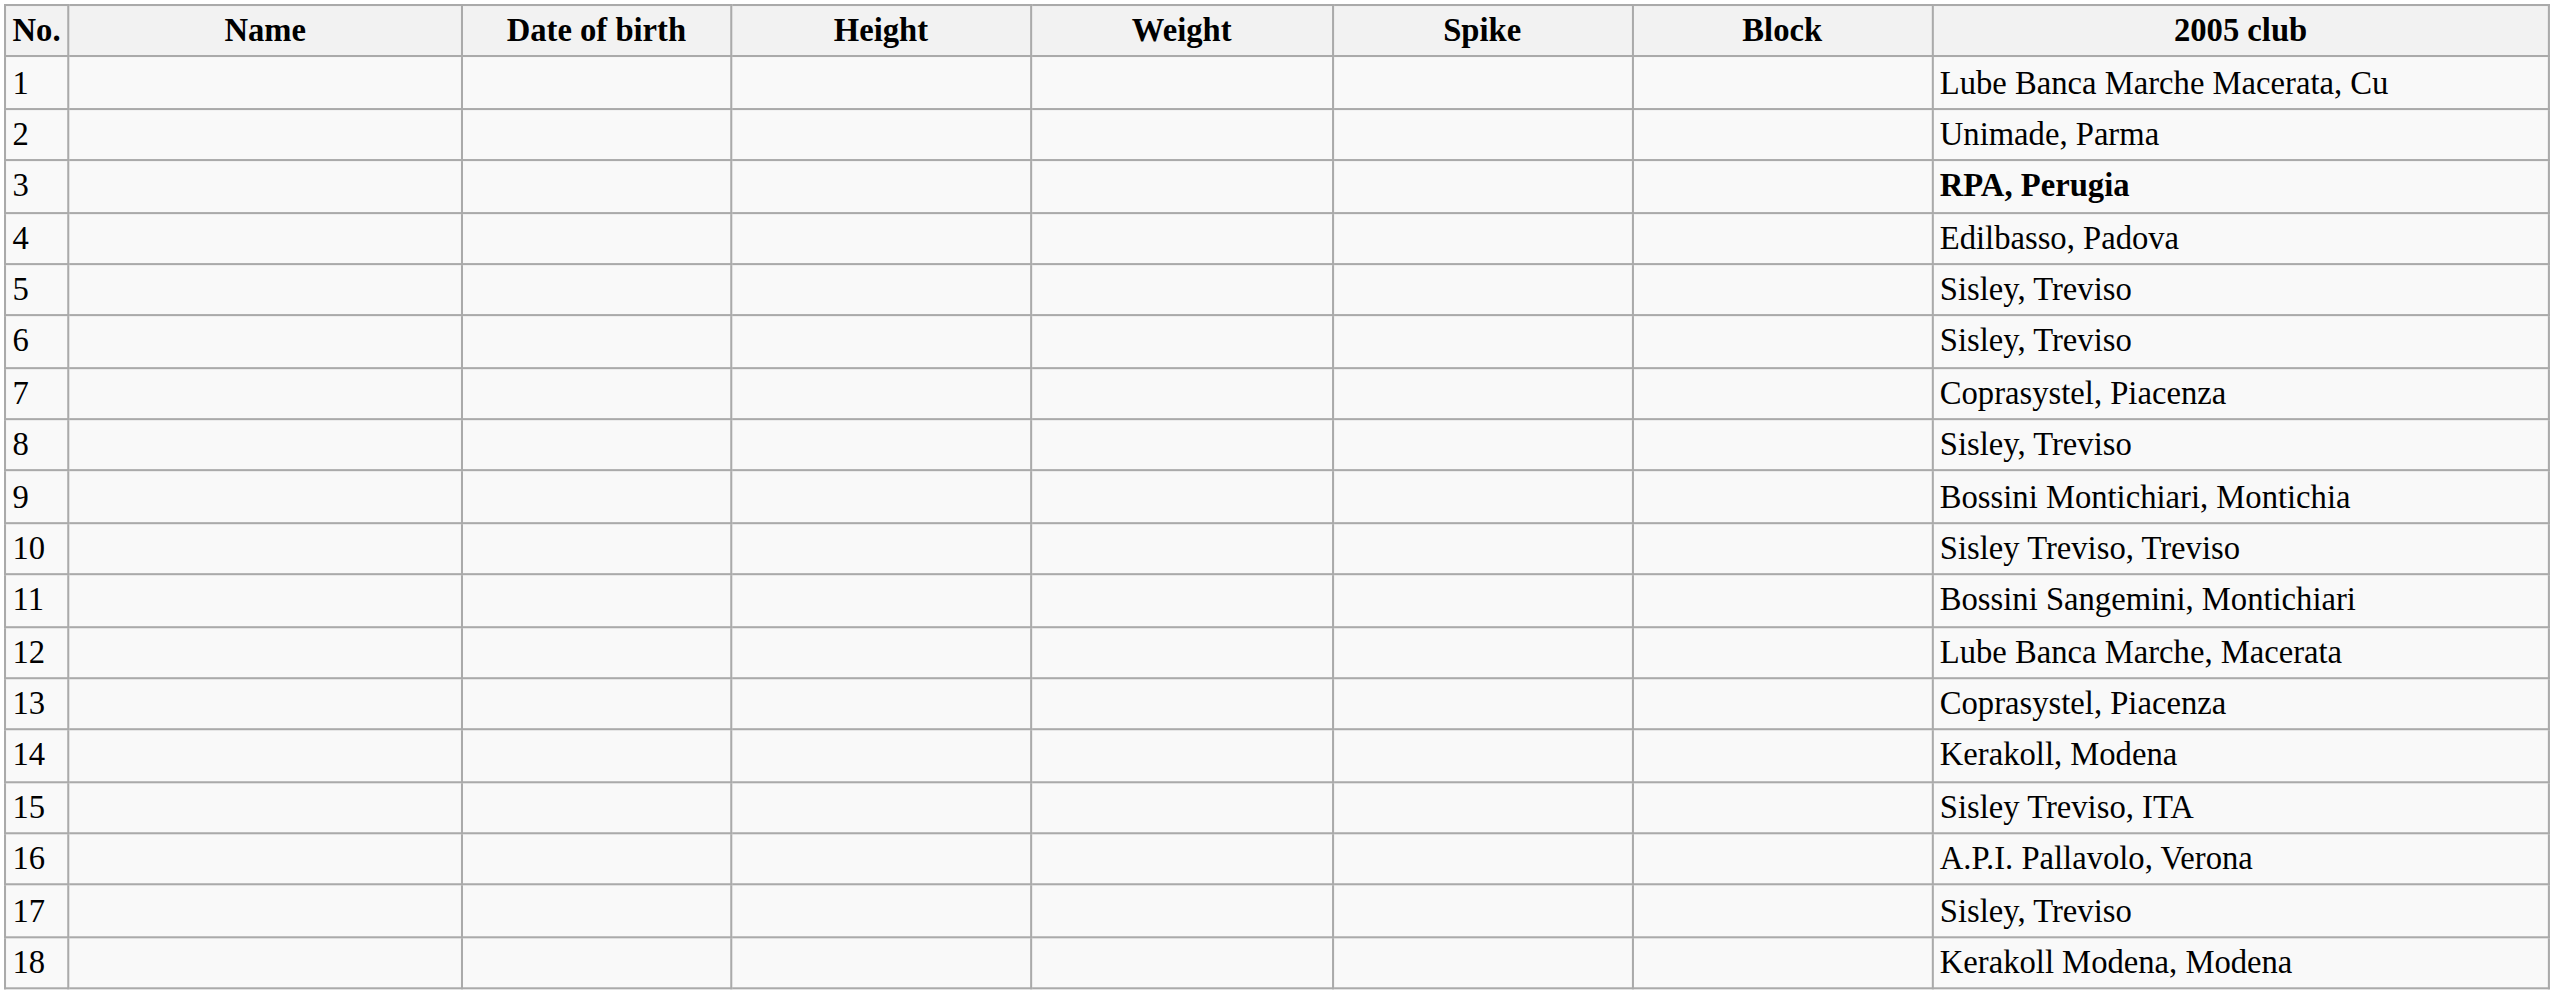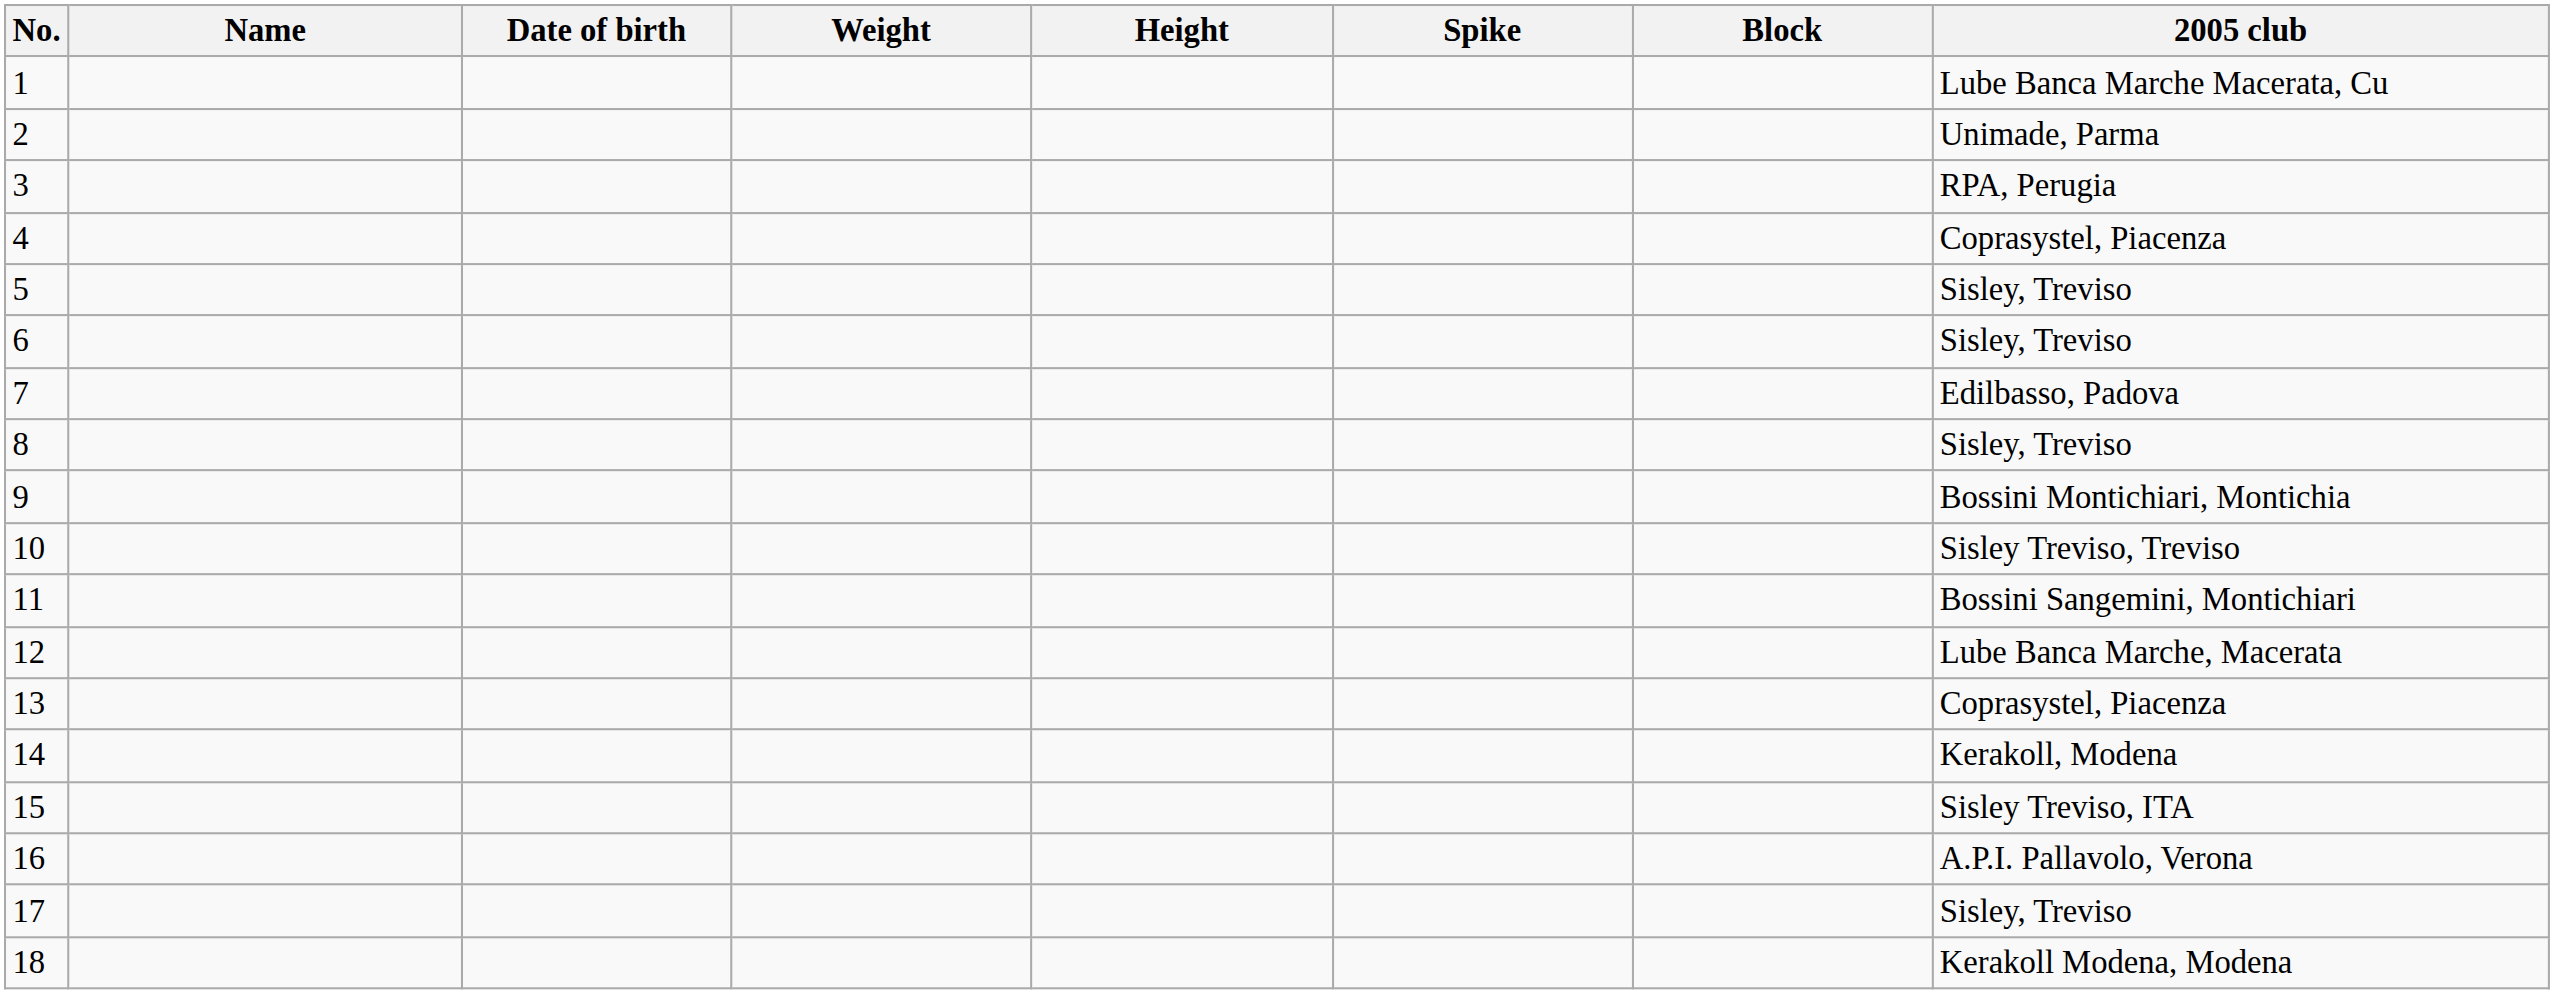columns swapped: (881, 30) <-> (1182, 30)
(2035, 185) bold -> (2028, 185) normal
(2059, 237) Edilbasso, Padova -> (2083, 237) Coprasystel, Piacenza
(2083, 392) Coprasystel, Piacenza -> (2059, 392) Edilbasso, Padova
